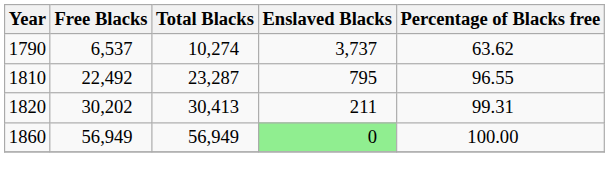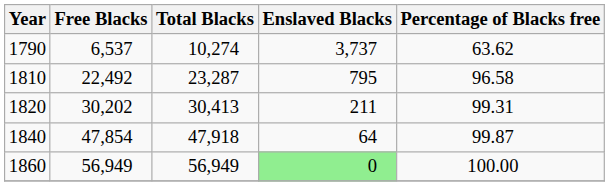(493, 78) 96.55 -> (493, 78) 96.58
+ row: (27, 136)
